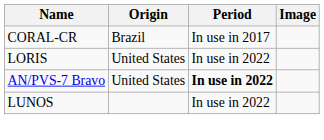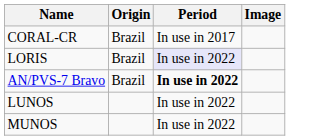(148, 59) United States -> (128, 59) Brazil
(231, 59) no background -> (196, 59) lavender background
(148, 80) United States -> (128, 80) Brazil
+ row: (32, 124)
